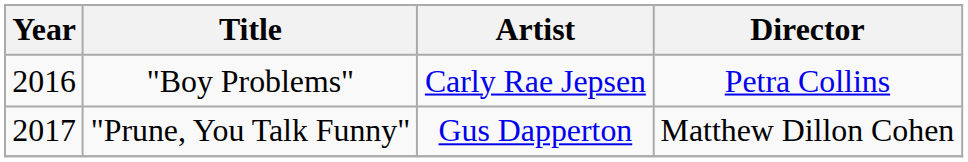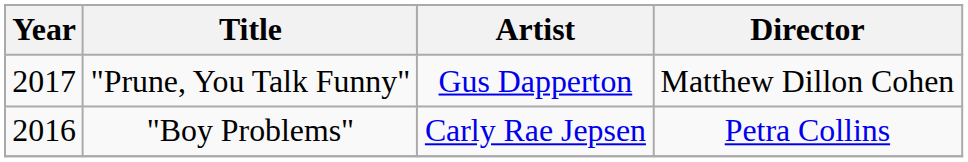rows swapped: (250, 80) <-> (250, 130)
